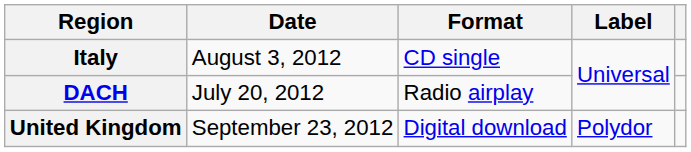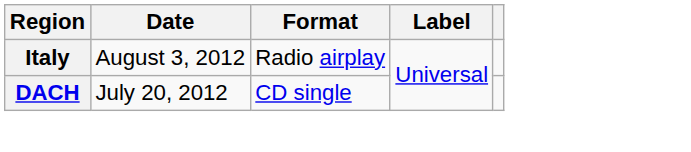(452, 57) CD single -> (320, 57) Radio airplay
(469, 92) Radio airplay -> (304, 92) CD single
- row: (96, 127)
